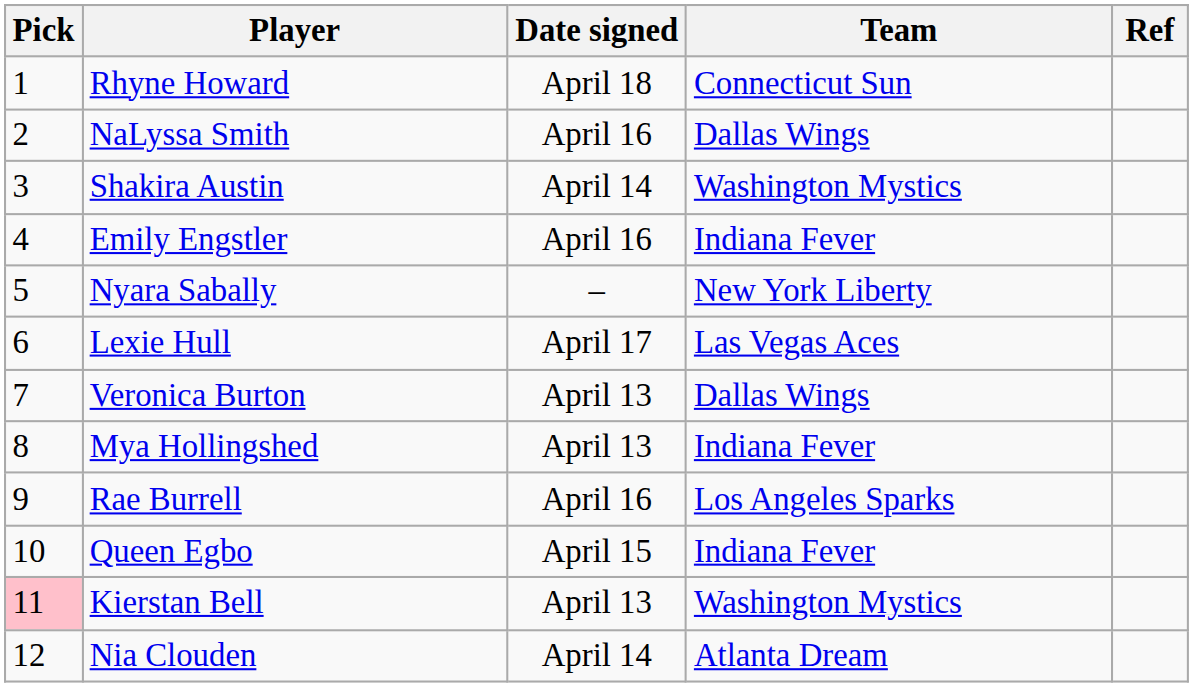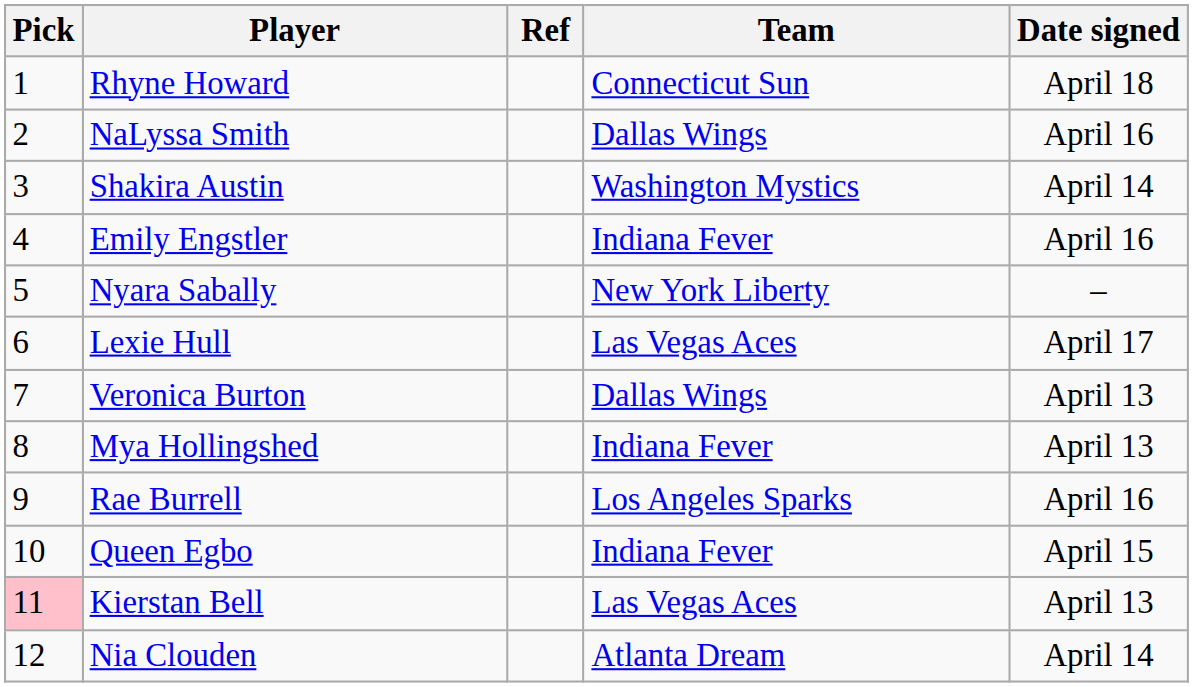columns swapped: (597, 30) <-> (1150, 30)
(828, 602) Washington Mystics -> (694, 602) Las Vegas Aces
